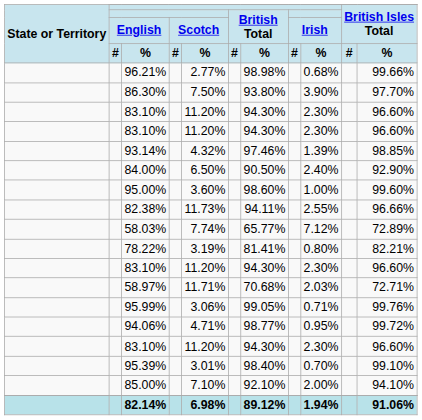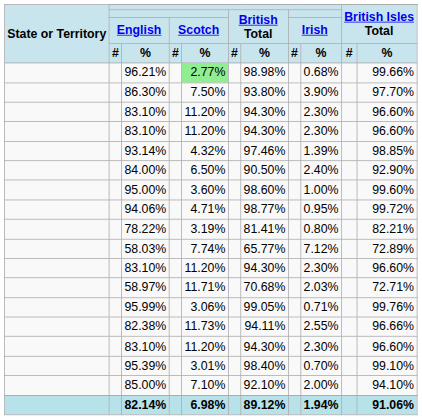(208, 72) no background -> (208, 72) lightgreen background
rows swapped: (57, 327) <-> (57, 210)
rows swapped: (57, 229) <-> (57, 249)
